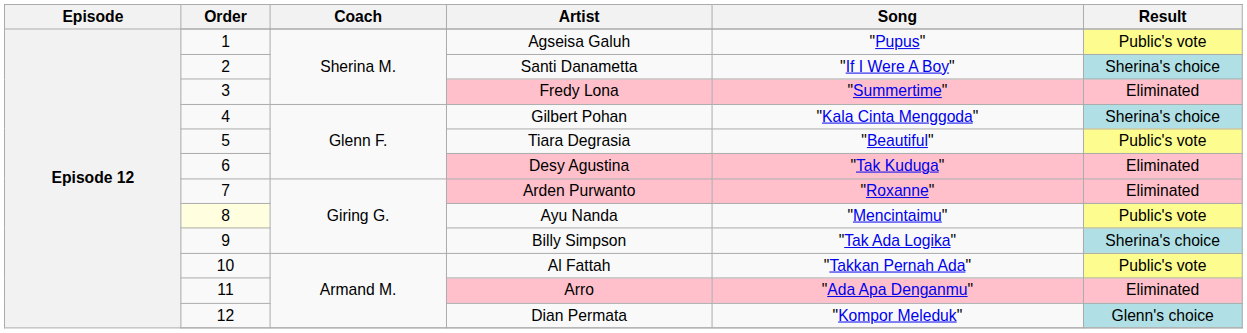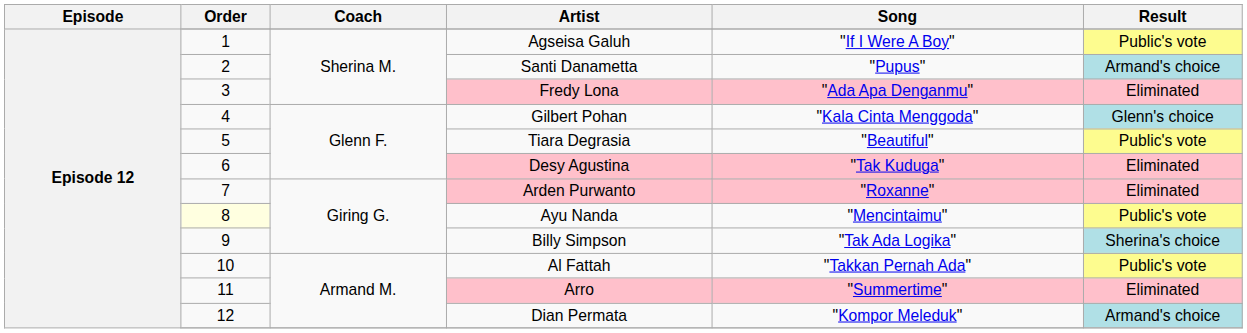(897, 41) "Pupus" -> (897, 41) "If I Were A Boy"
(897, 66) "If I Were A Boy" -> (897, 66) "Pupus"
(1163, 66) Sherina's choice -> (1163, 66) Armand's choice
(897, 91) "Summertime" -> (897, 91) "Ada Apa Denganmu"
(1163, 116) Sherina's choice -> (1163, 116) Glenn's choice
(897, 290) "Ada Apa Denganmu" -> (897, 290) "Summertime"
(1163, 315) Glenn's choice -> (1163, 315) Armand's choice
